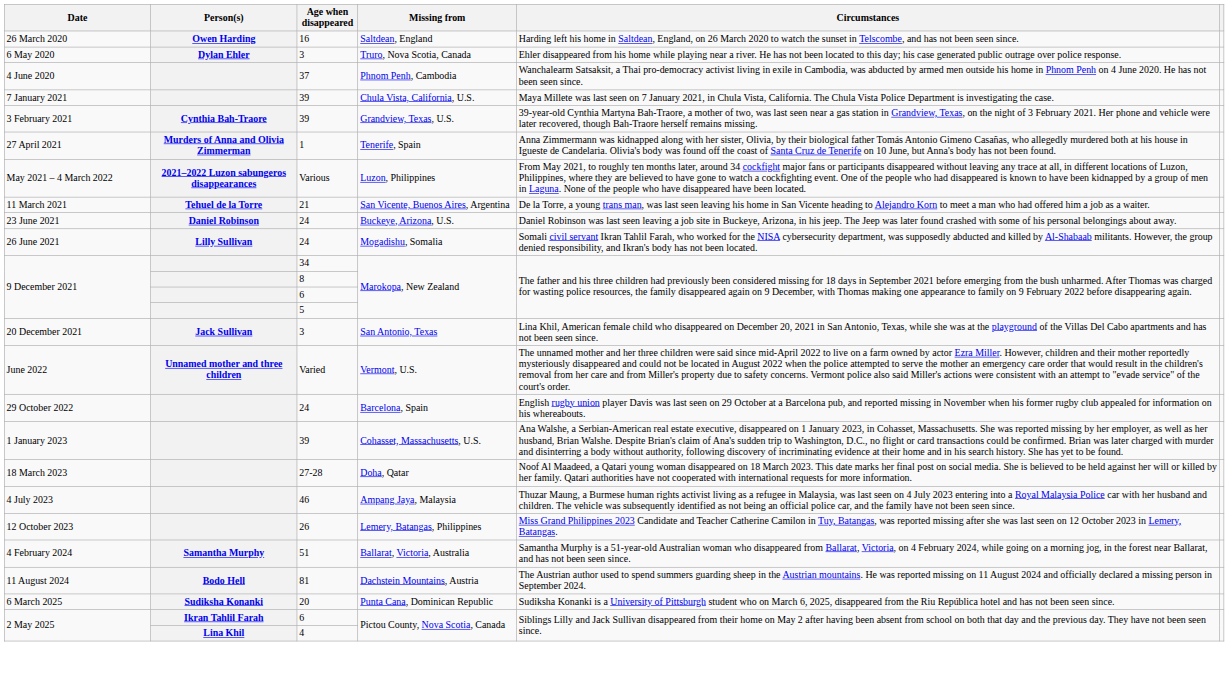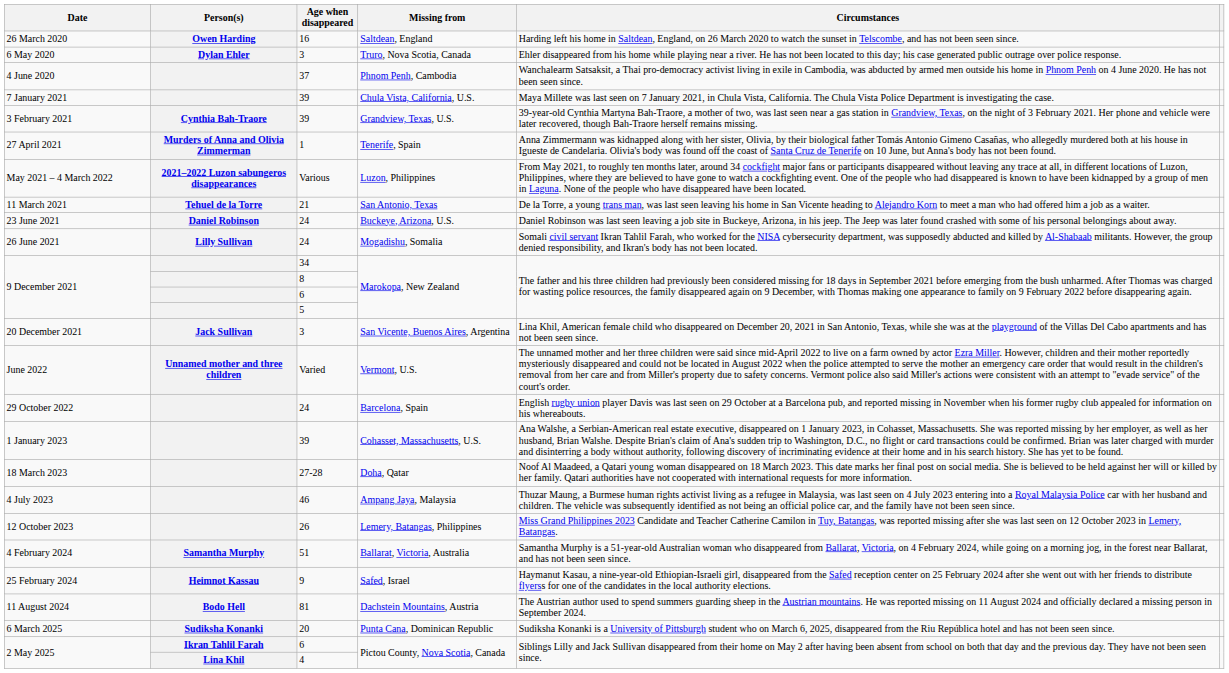(435, 205) San Vicente, Buenos Aires, Argentina -> (399, 205) San Antonio, Texas
(399, 332) San Antonio, Texas -> (435, 332) San Vicente, Buenos Aires, Argentina
+ row: (42, 580)
